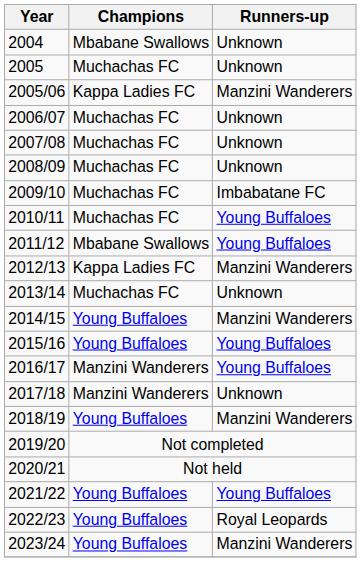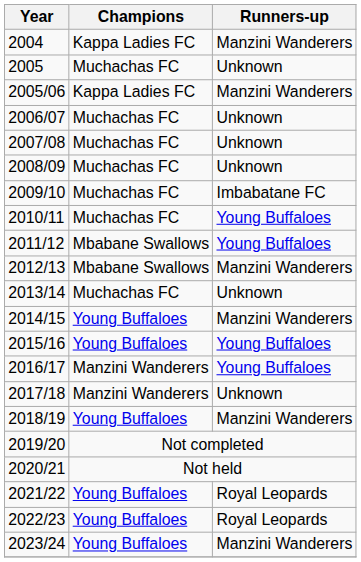(141, 42) Mbabane Swallows -> (134, 42) Kappa Ladies FC
(250, 42) Unknown -> (284, 42) Manzini Wanderers
(134, 268) Kappa Ladies FC -> (141, 268) Mbabane Swallows
(274, 494) Young Buffaloes -> (272, 494) Royal Leopards
